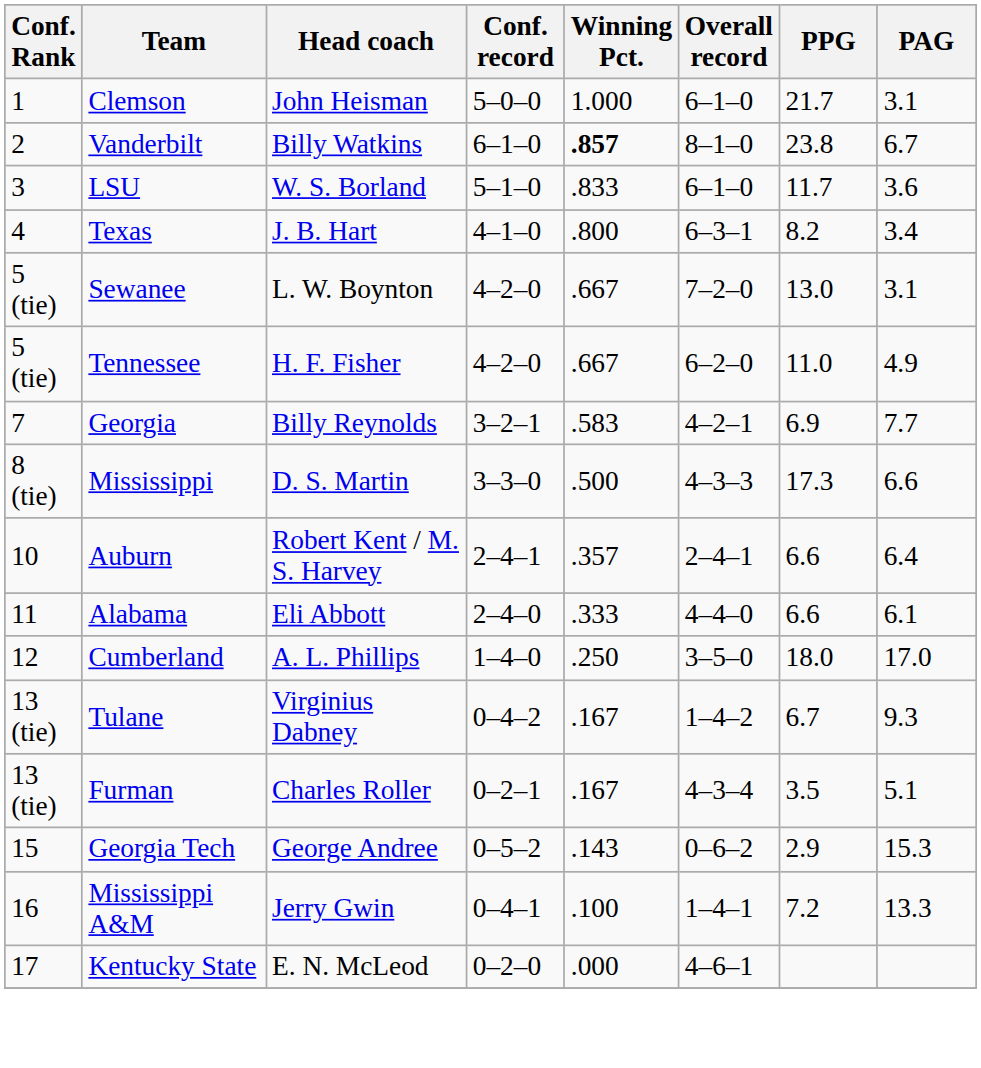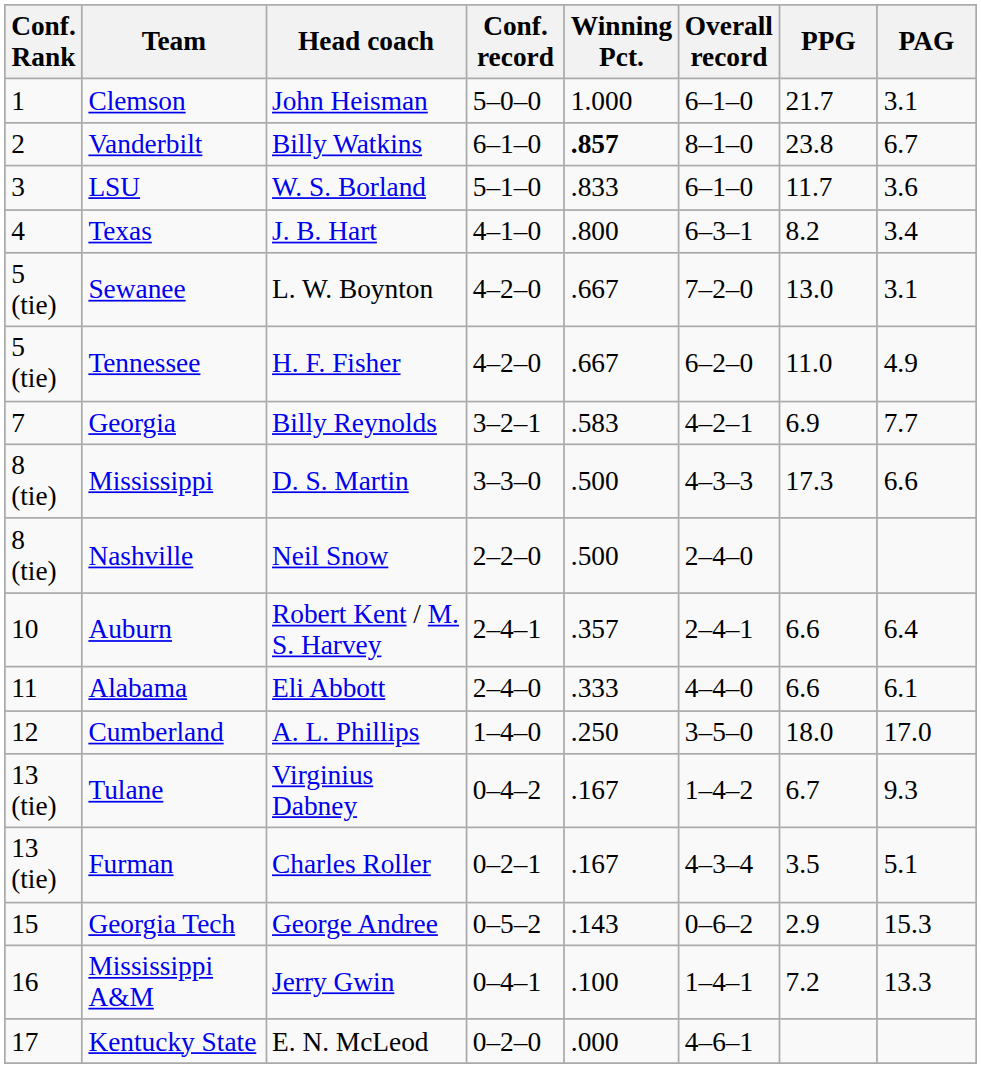+ row: (141, 555)
